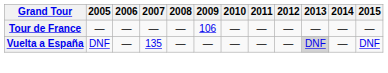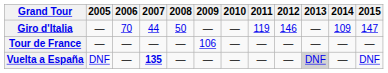+ row: (45, 28)
(154, 44) normal -> (154, 60) bold
